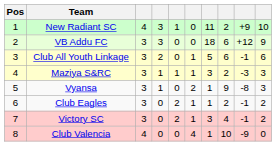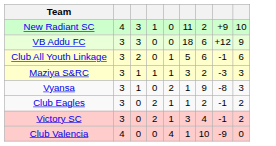- column: (15, 12)
